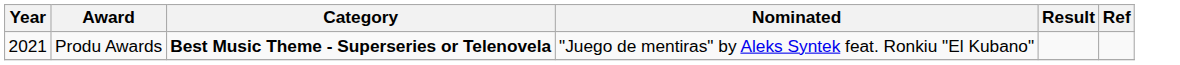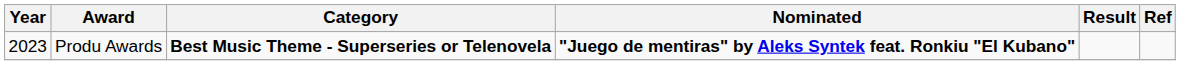(28, 45) 2021 -> (28, 45) 2023
(797, 45) normal -> (817, 45) bold
